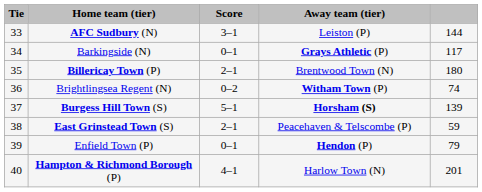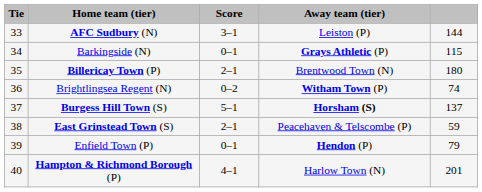(454, 51) 117 -> (454, 51) 115
(454, 108) 139 -> (454, 108) 137
